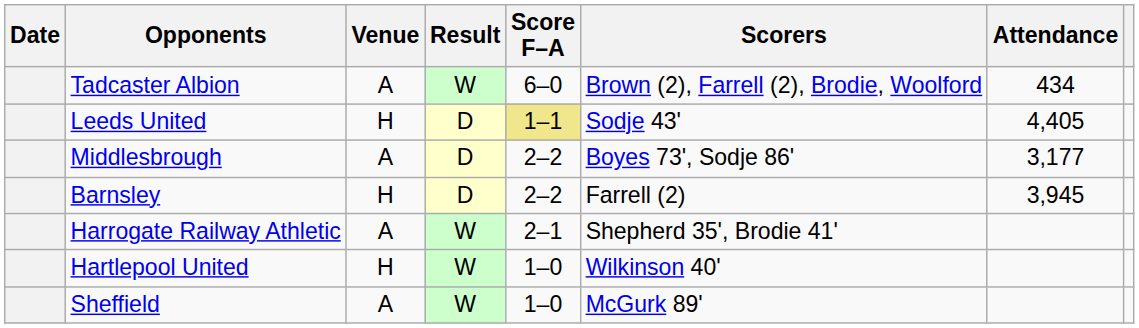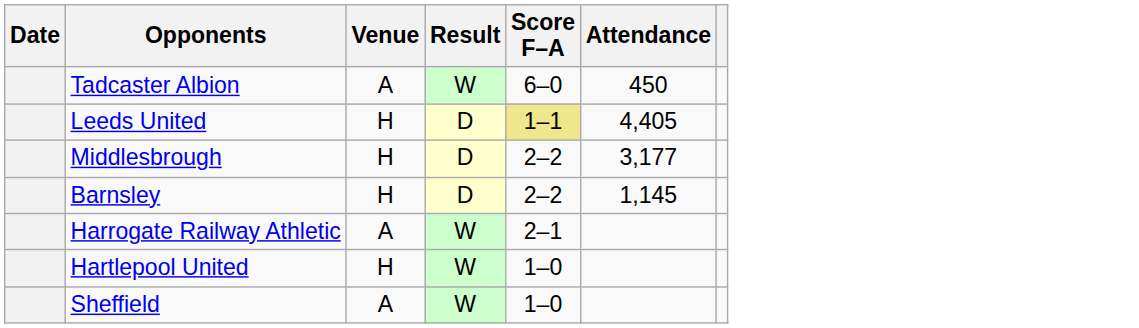- column: (784, 35)
(1055, 85) 434 -> (648, 85) 450
(385, 158) A -> (385, 158) H
(1055, 194) 3,945 -> (648, 194) 1,145
